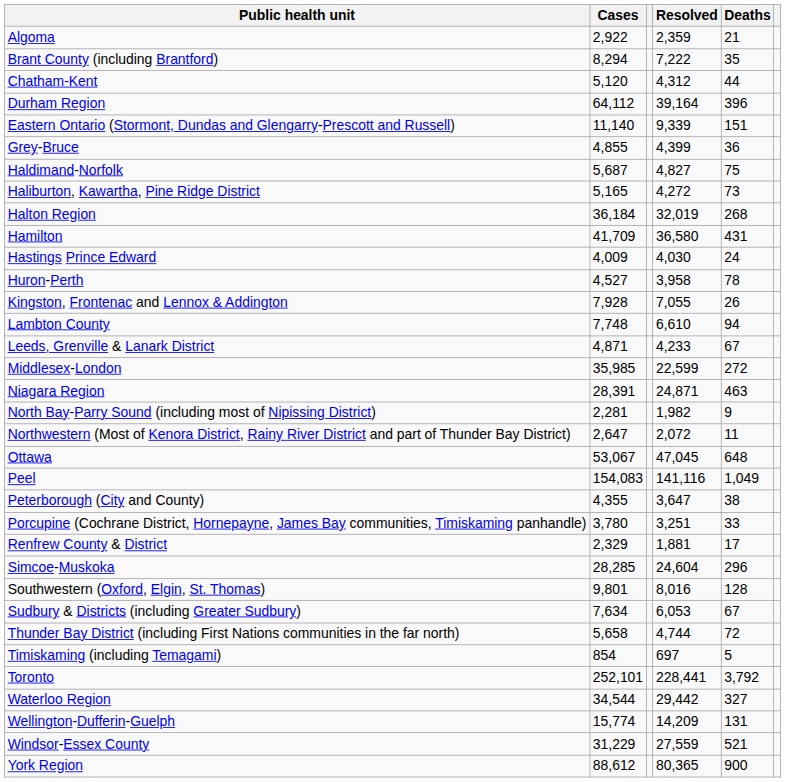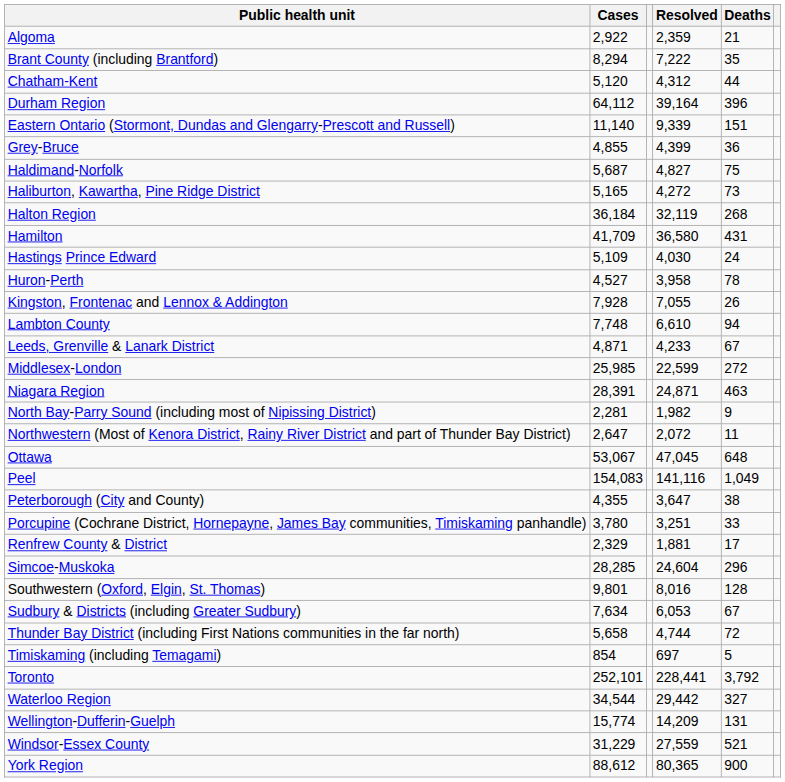(677, 214) 32,019 -> (677, 214) 32,119
(610, 258) 4,009 -> (610, 258) 5,109
(614, 368) 35,985 -> (614, 368) 25,985
